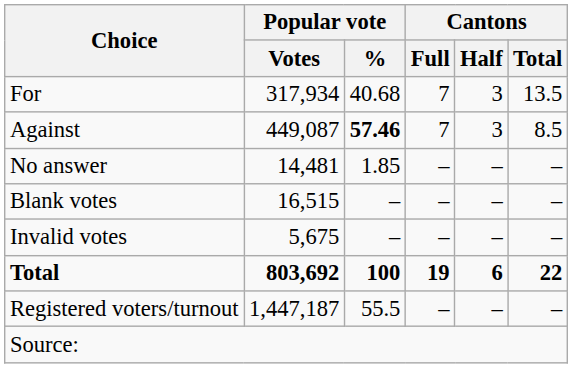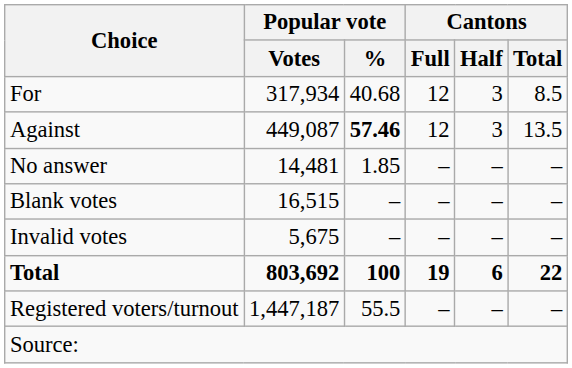(444, 93) 7 -> (438, 93) 12
(543, 93) 13.5 -> (548, 93) 8.5
(444, 129) 7 -> (438, 129) 12
(548, 129) 8.5 -> (543, 129) 13.5
